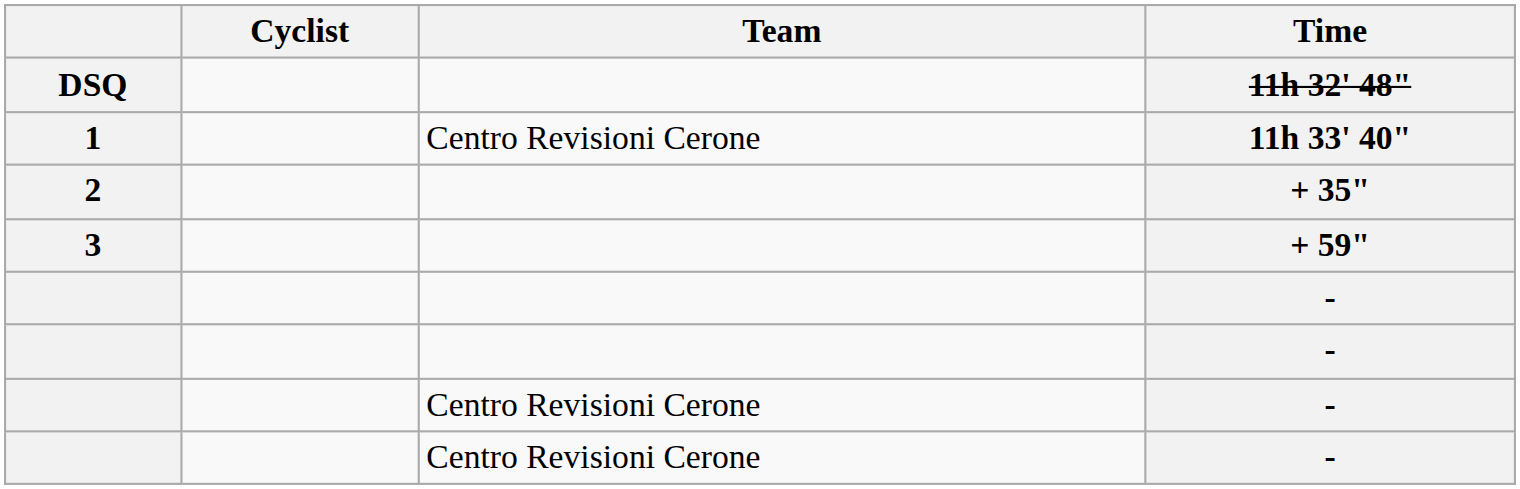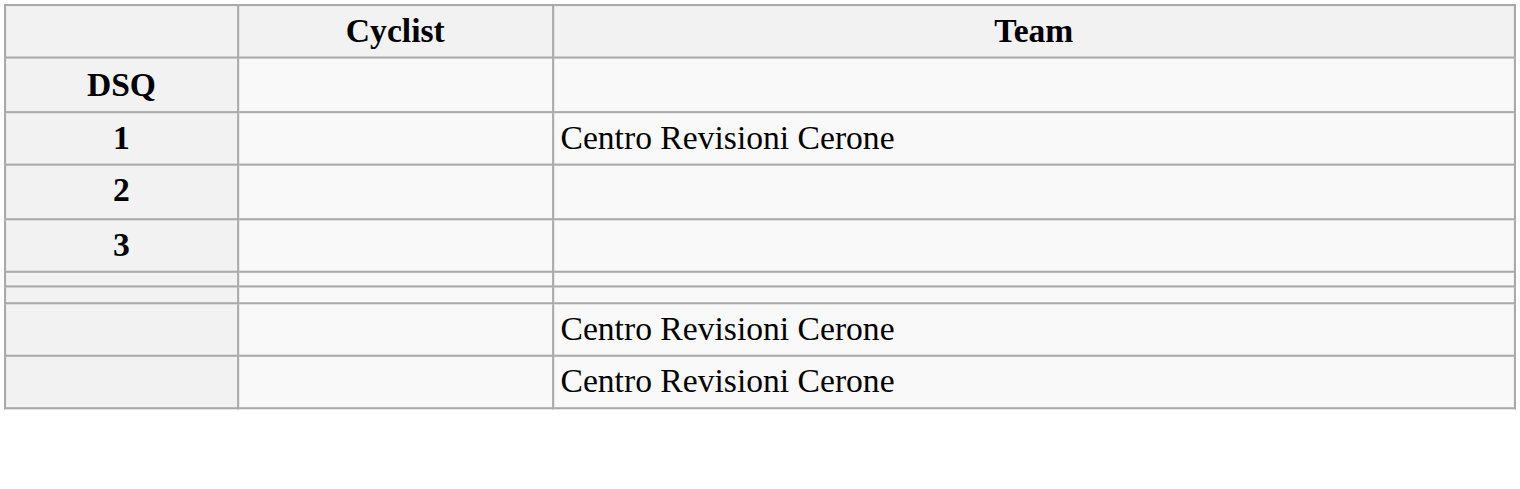- column: (1330, 31)
